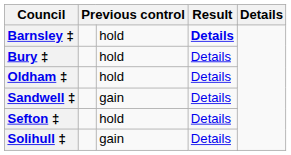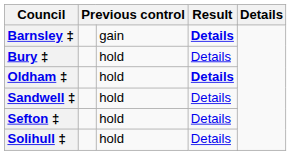(112, 35) hold -> (112, 35) gain
(211, 77) normal -> (212, 77) bold
(112, 98) gain -> (112, 98) hold
(112, 139) gain -> (112, 139) hold
